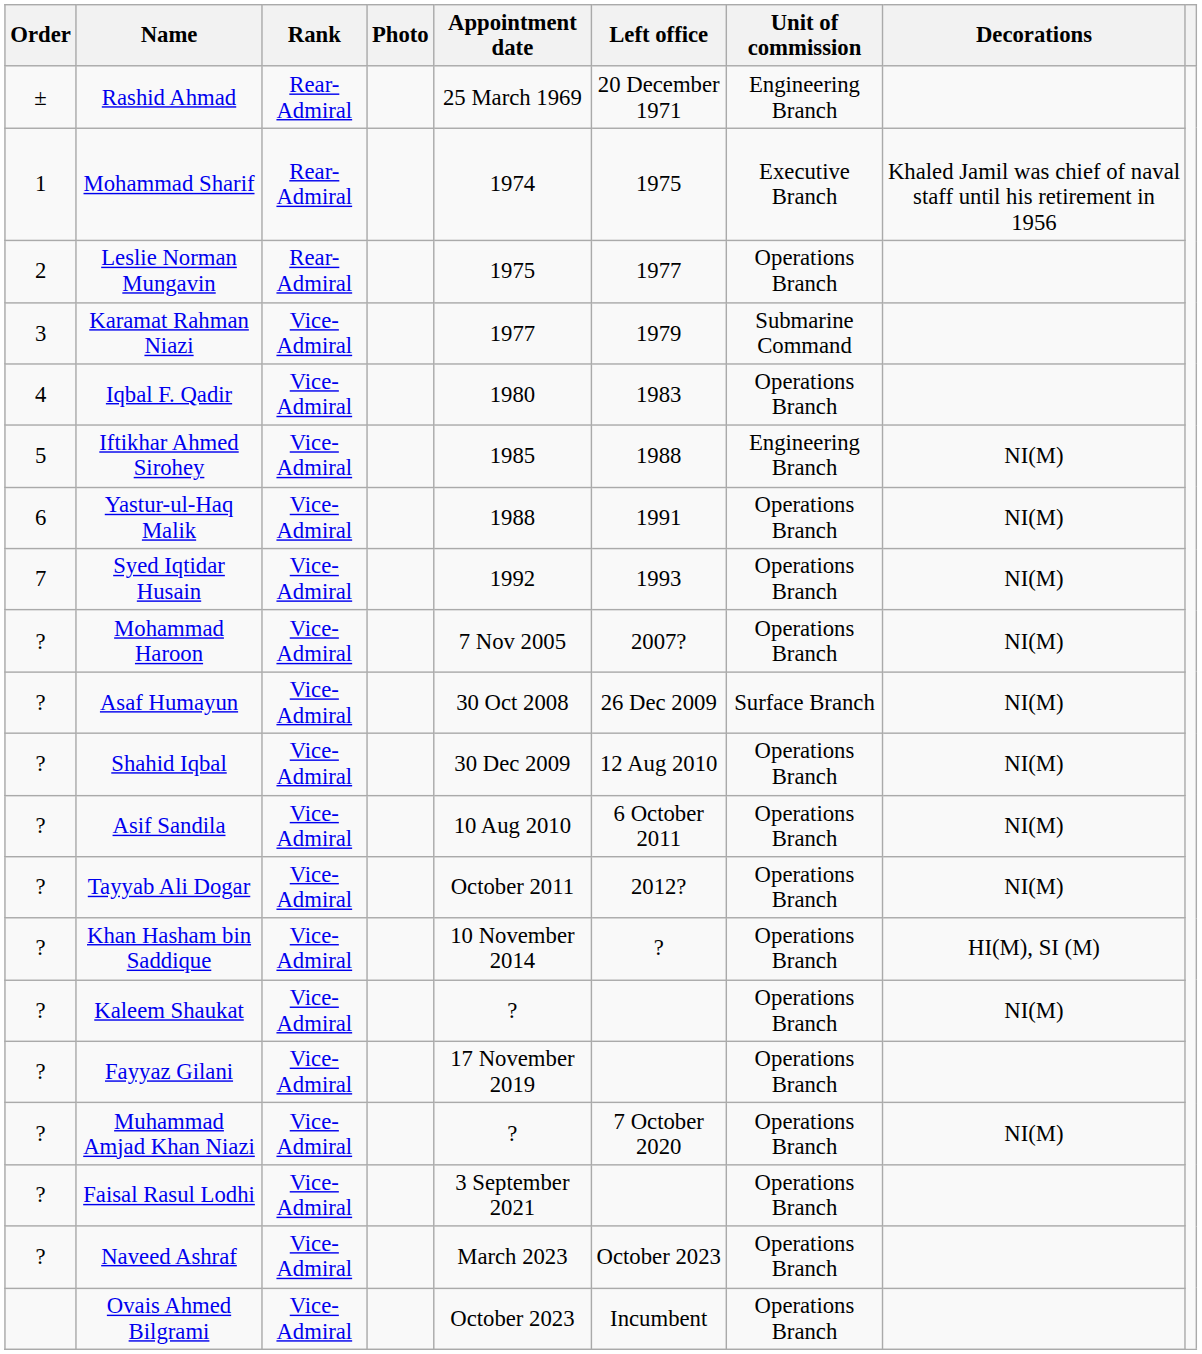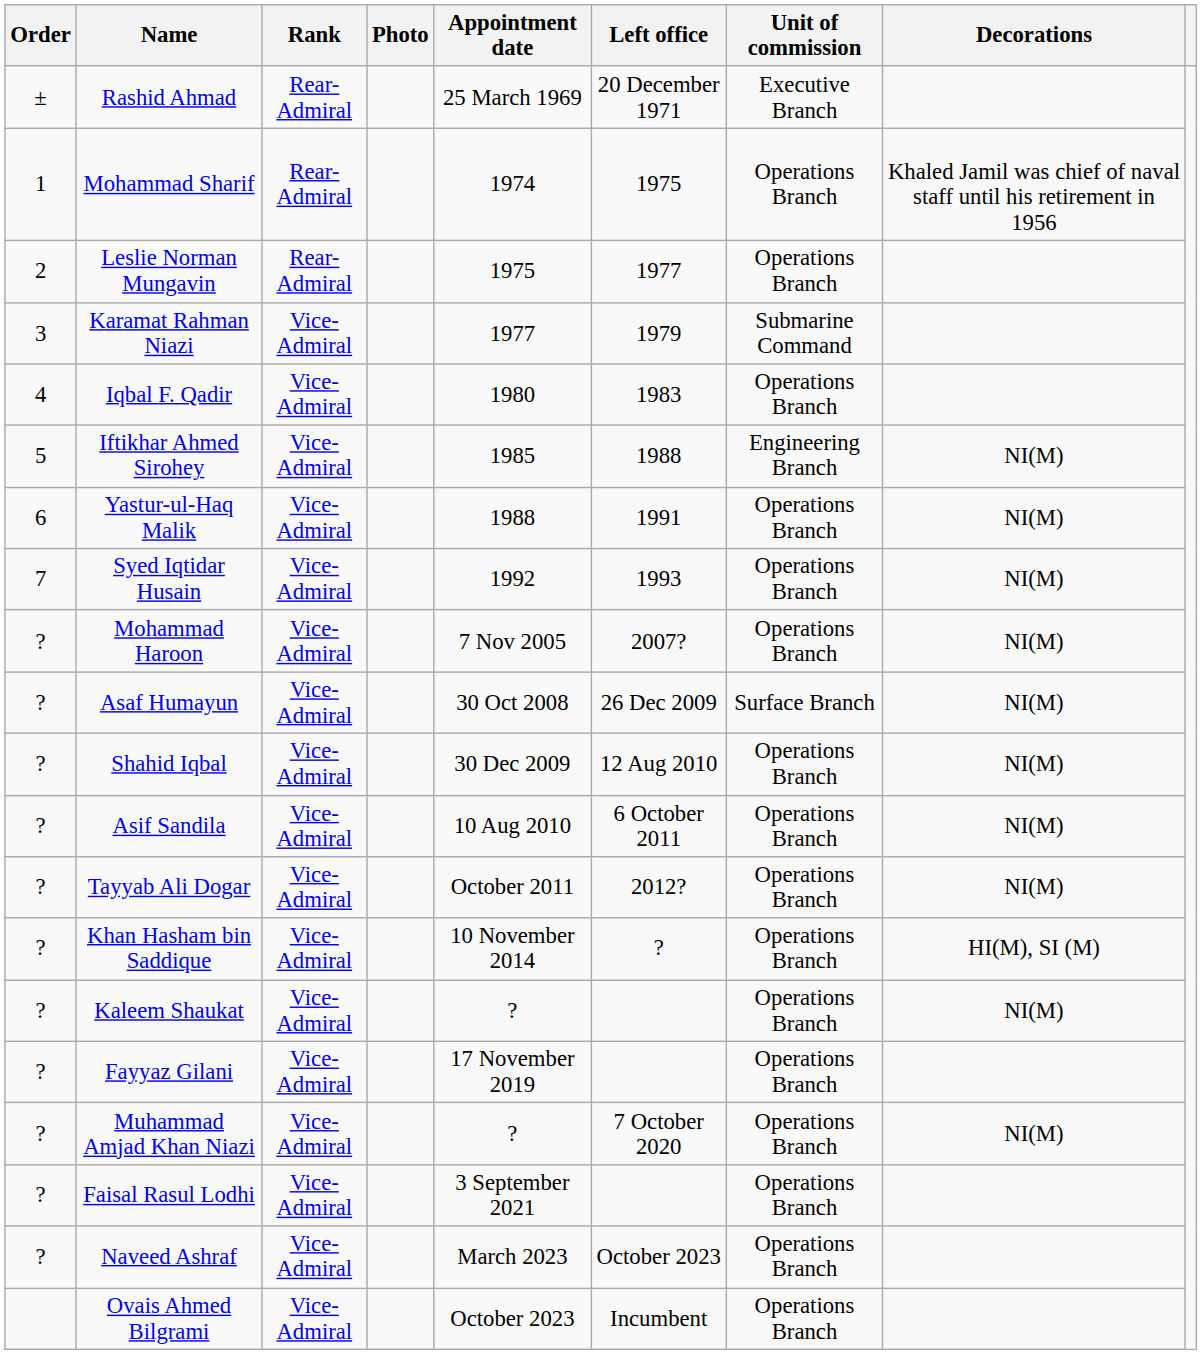(804, 96) Engineering Branch -> (804, 96) Executive Branch
(804, 184) Executive Branch -> (804, 184) Operations Branch
